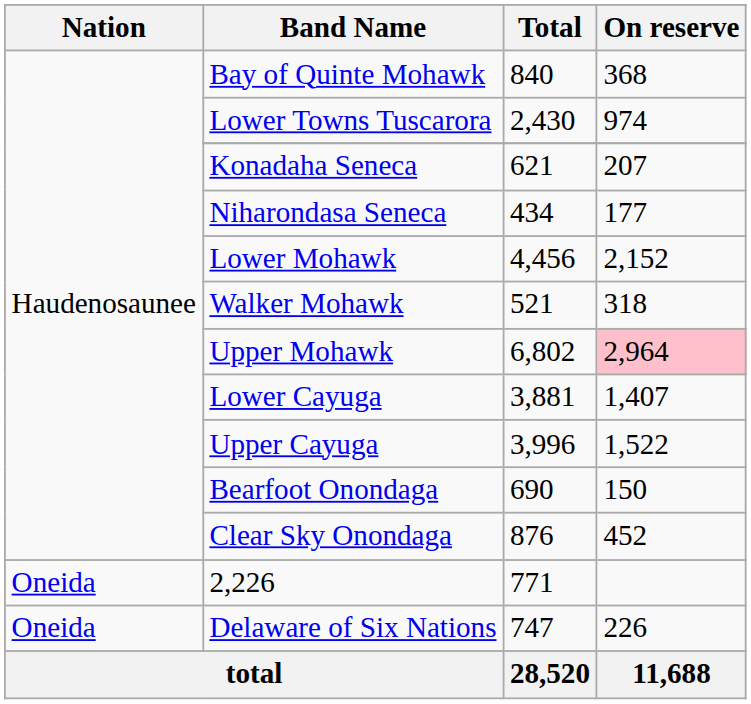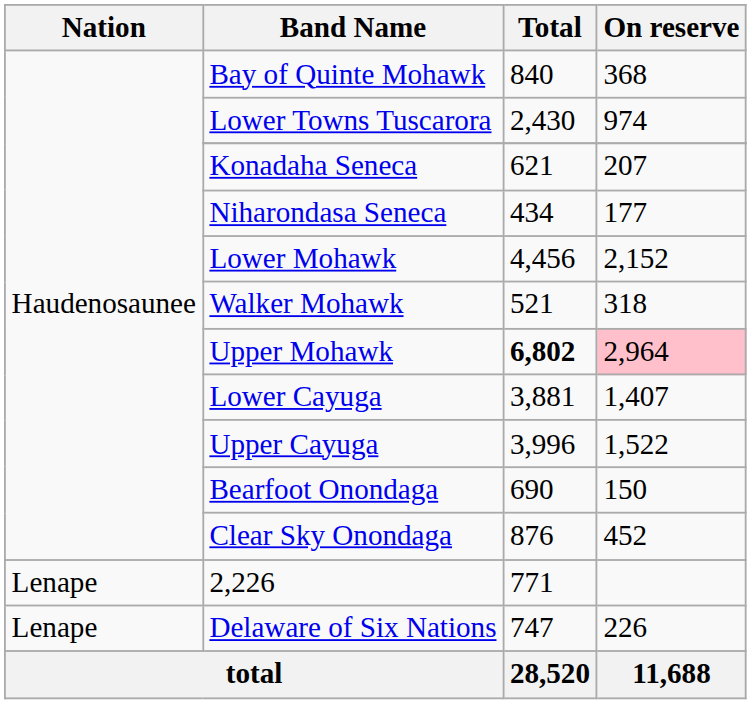(543, 350) normal -> (543, 350) bold
(54, 581) Oneida -> (54, 581) Lenape
(54, 627) Oneida -> (54, 627) Lenape
